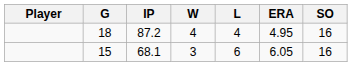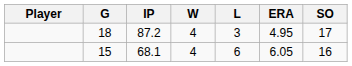(237, 33) 4 -> (237, 33) 3
(325, 33) 16 -> (325, 33) 17
(193, 52) 3 -> (193, 52) 4
